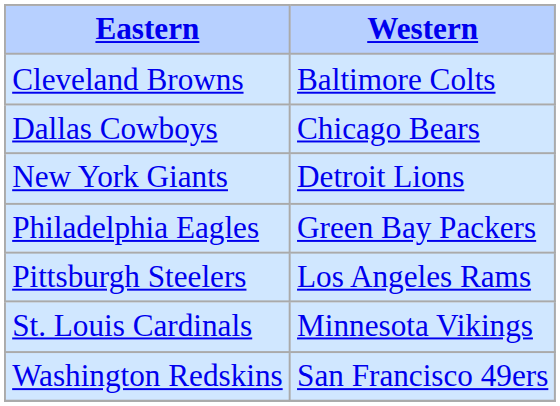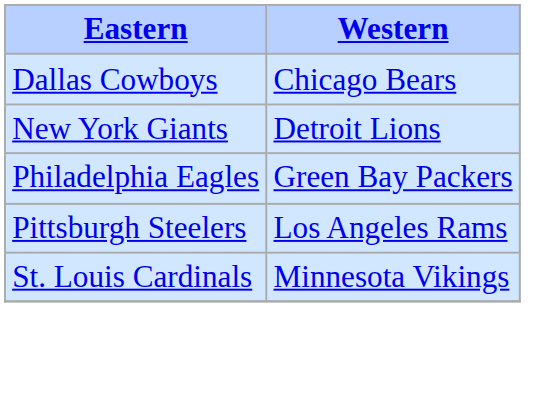- row: (128, 78)
- row: (147, 375)
